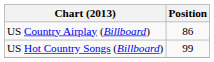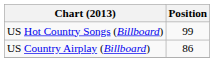rows swapped: (78, 31) <-> (85, 48)
